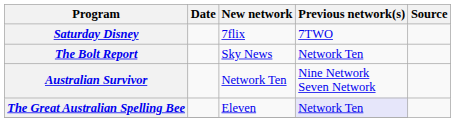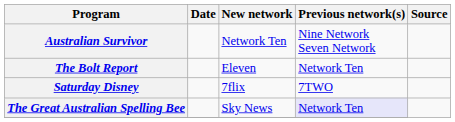rows swapped: (96, 34) <-> (96, 80)
(247, 53) Sky News -> (239, 68) Eleven
(239, 107) Eleven -> (247, 107) Sky News
